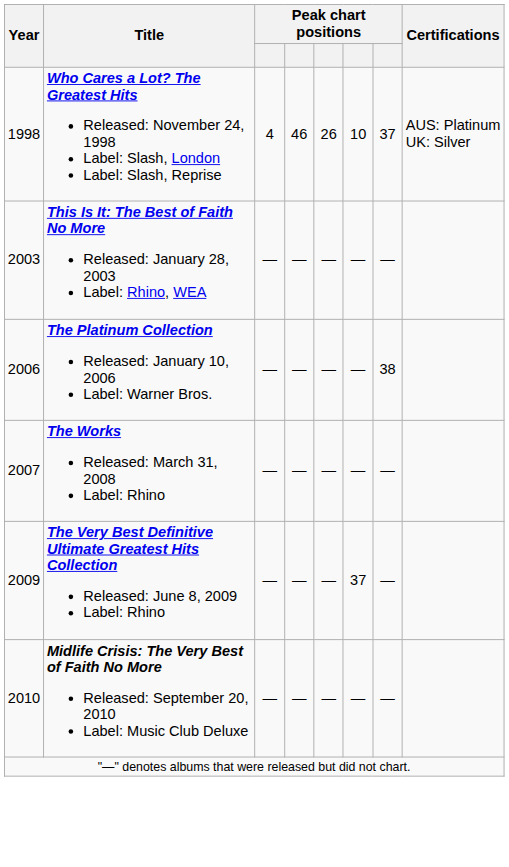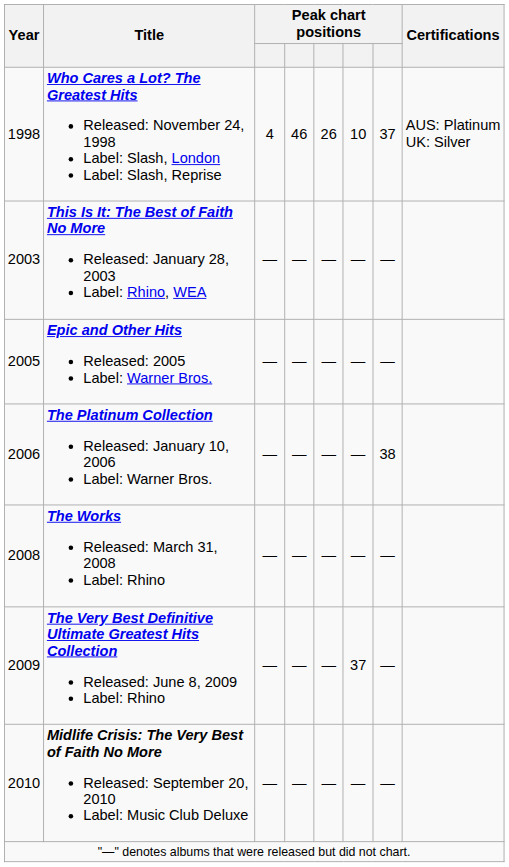+ row: (149, 354)
(24, 470) 2007 -> (24, 555) 2008
